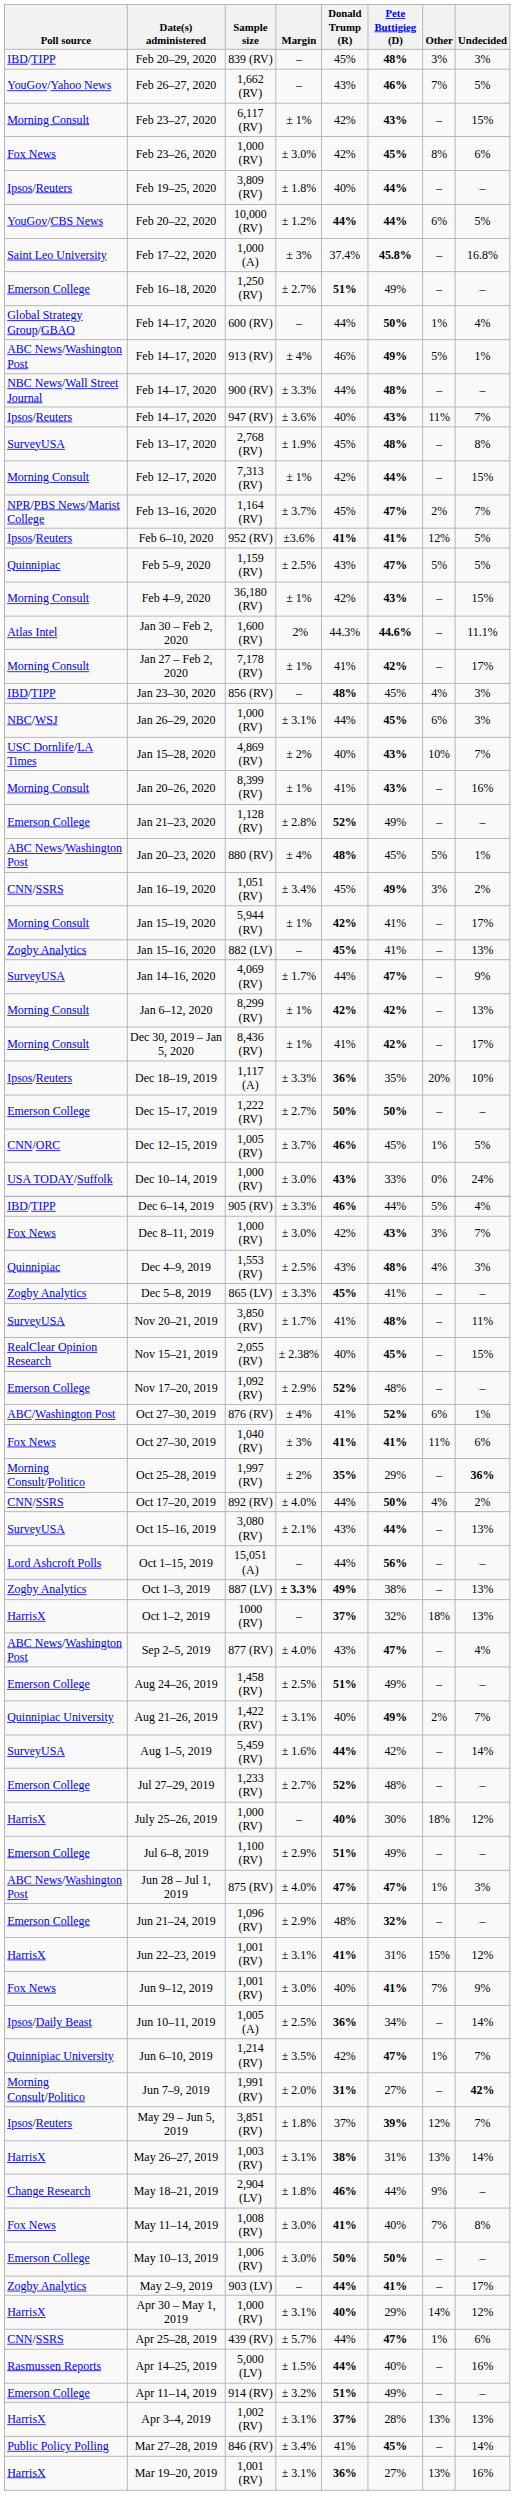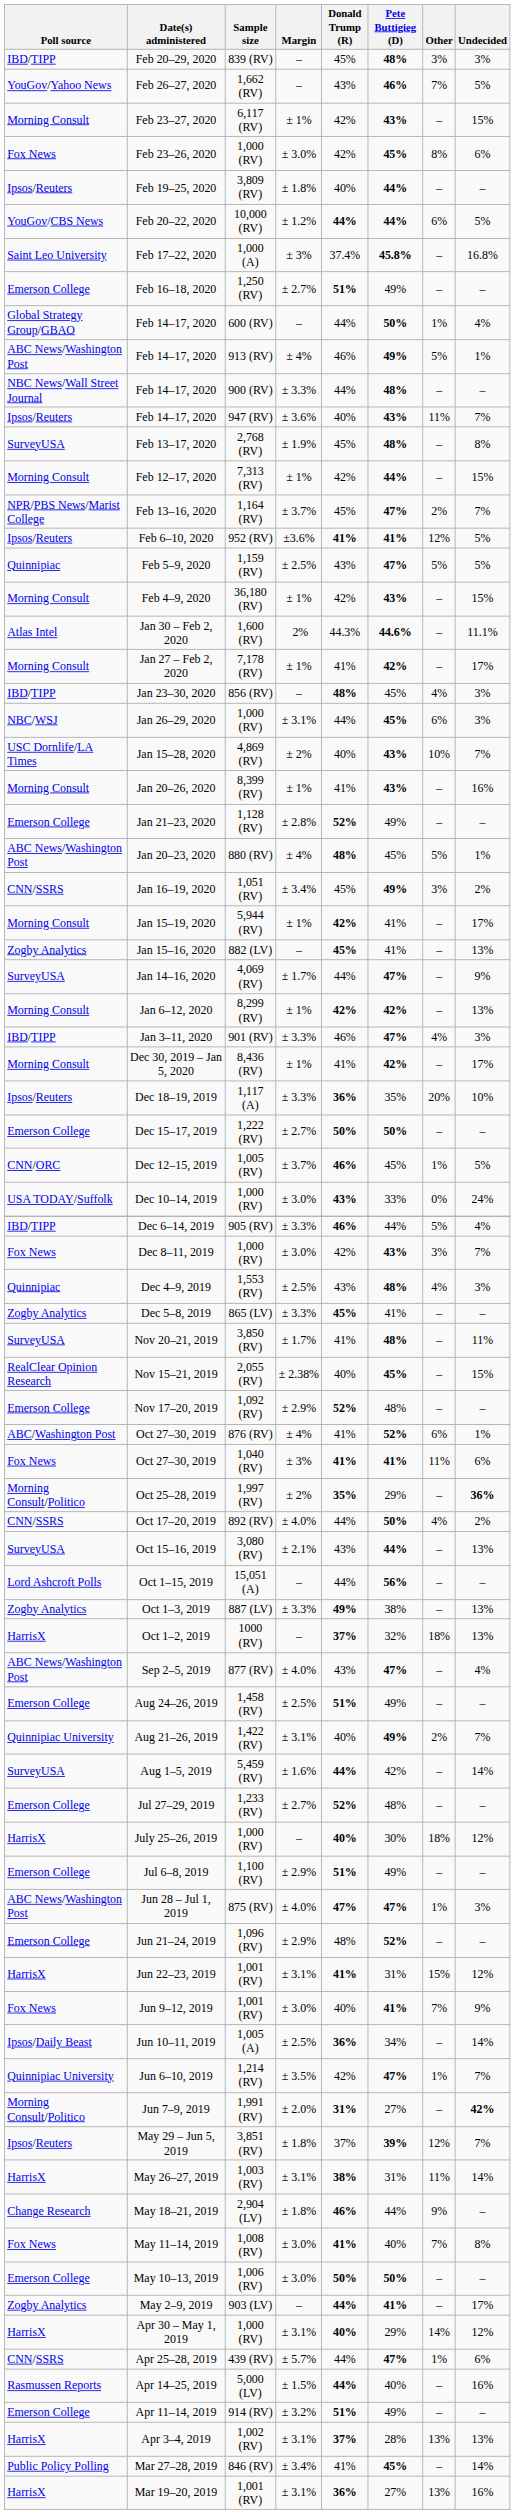+ row: (176, 1037)
(299, 1590) bold -> (299, 1609) normal
(395, 1921) 32% -> (395, 1940) 52%
(439, 2157) 13% -> (439, 2177) 11%
